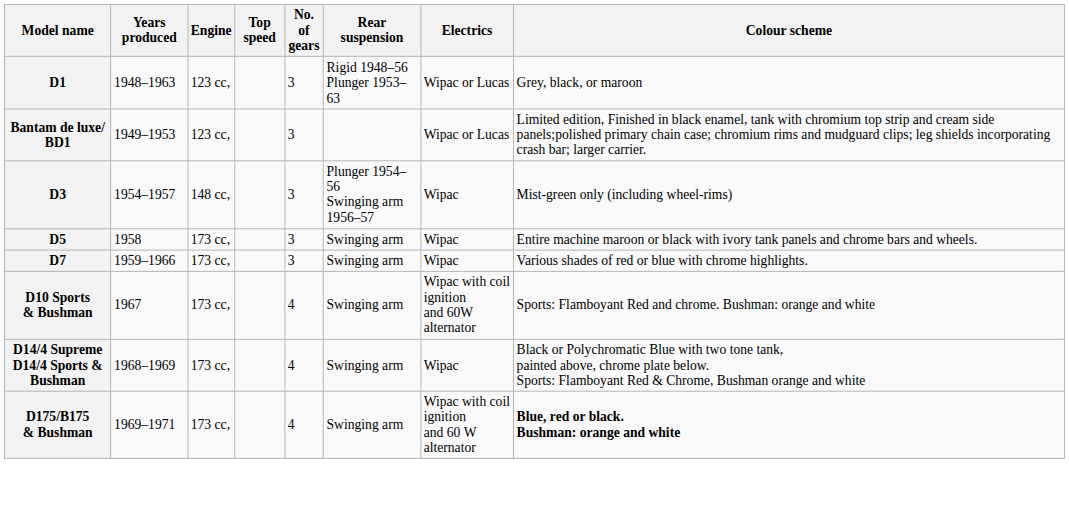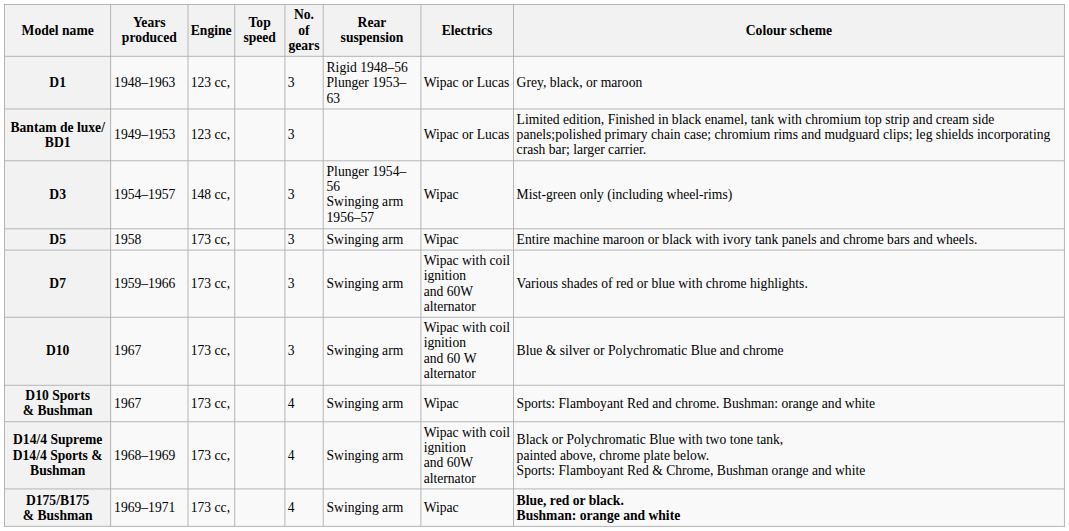(441, 260) Wipac -> (467, 283) Wipac with coil ignition and 60W alternator
+ row: (58, 351)
(467, 305) Wipac with coil ignition and 60W alternator -> (441, 403) Wipac
(441, 365) Wipac -> (467, 455) Wipac with coil ignition and 60W alternator
(467, 424) Wipac with coil ignition and 60 W alternator -> (441, 507) Wipac
